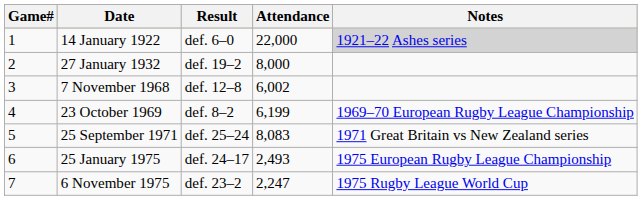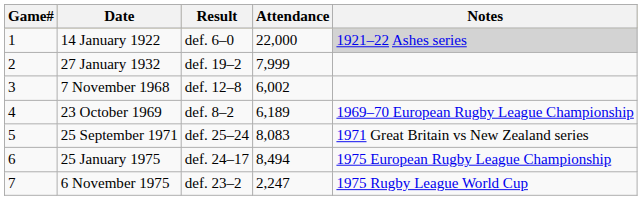(273, 64) 8,000 -> (273, 64) 7,999
(273, 111) 6,199 -> (273, 111) 6,189
(273, 159) 2,493 -> (273, 159) 8,494
